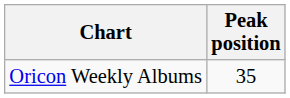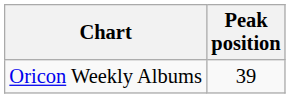(246, 76) 35 -> (246, 76) 39
